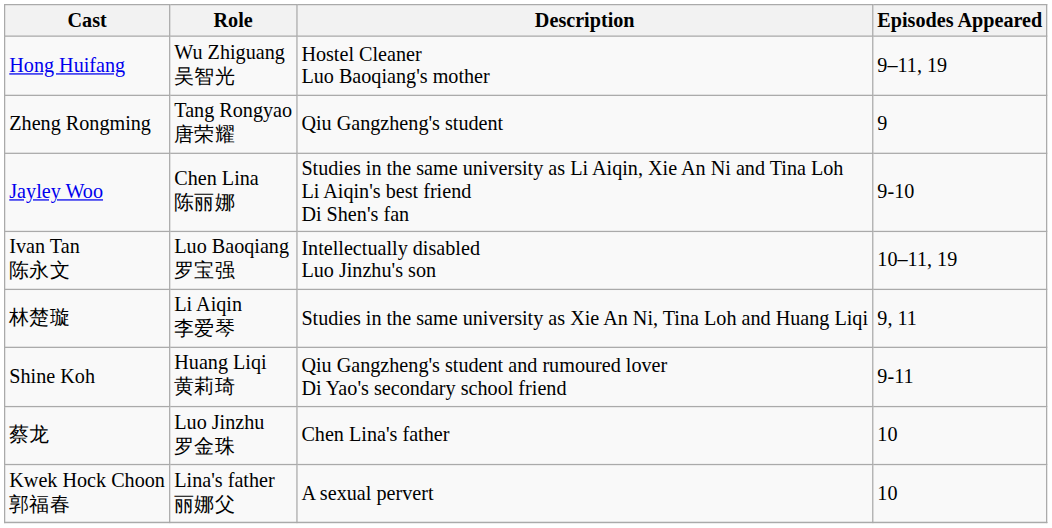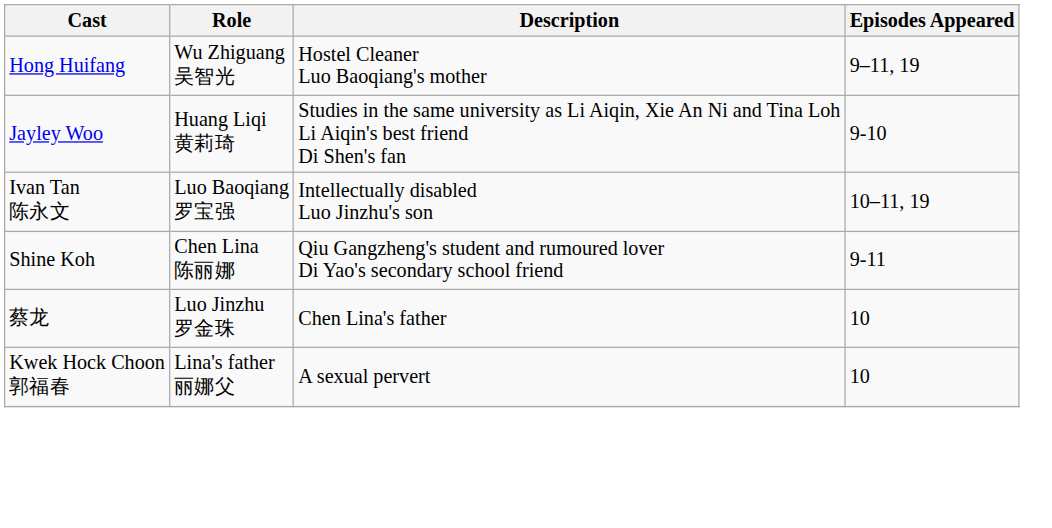- row: (80, 124)
(217, 190) Chen Lina 陈丽娜 -> (220, 132) Huang Liqi 黄莉琦
- row: (40, 317)
(220, 375) Huang Liqi 黄莉琦 -> (217, 258) Chen Lina 陈丽娜
